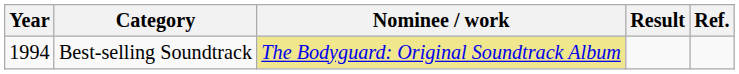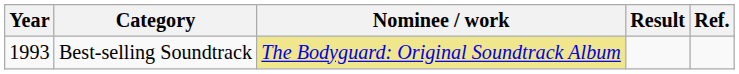(29, 52) 1994 -> (29, 52) 1993
